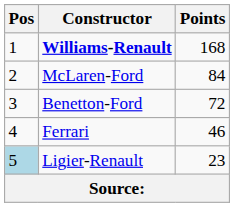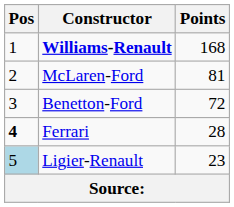(217, 75) 84 -> (217, 75) 81
(13, 132) normal -> (13, 132) bold
(217, 132) 46 -> (217, 132) 28
